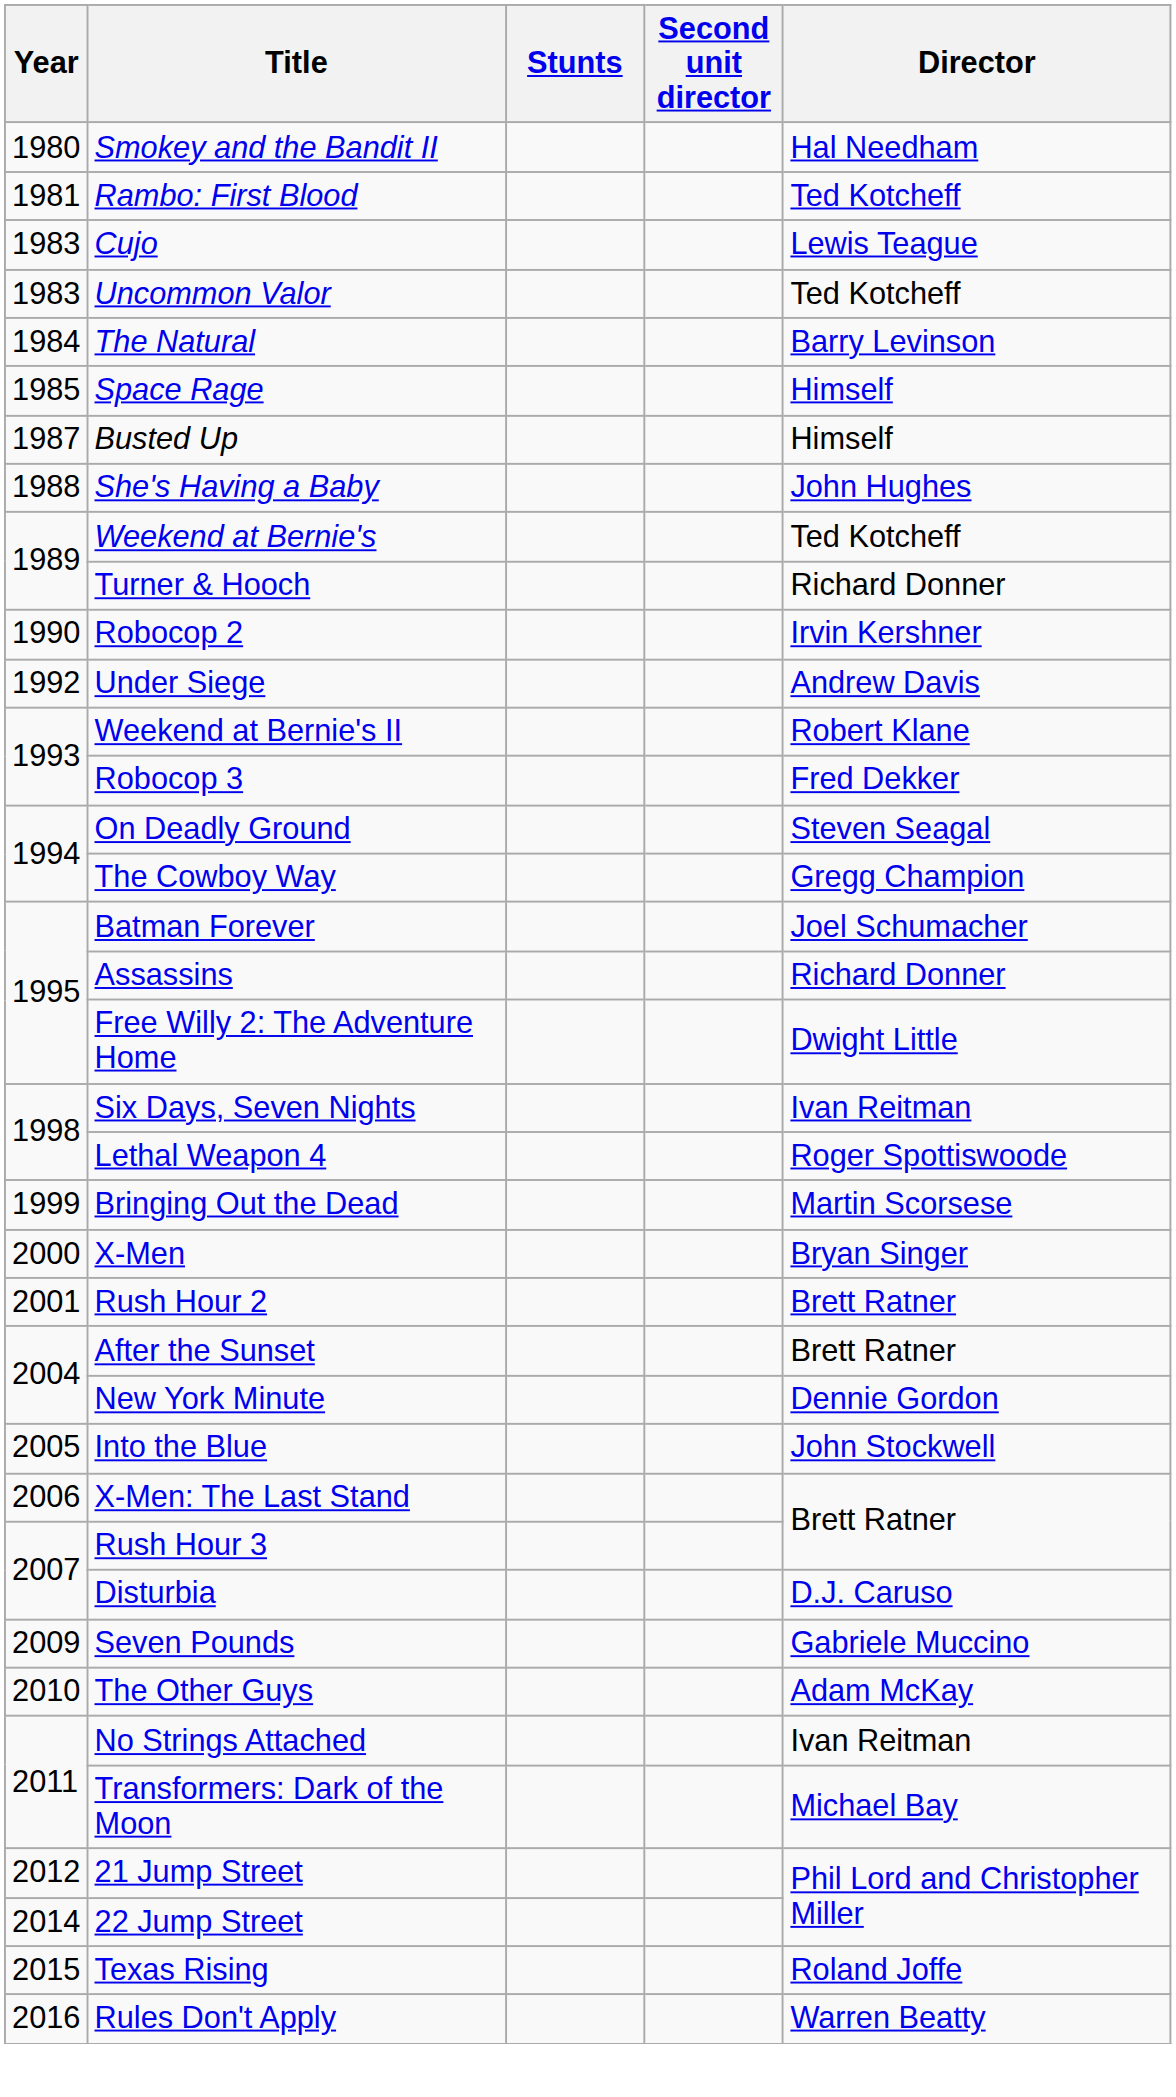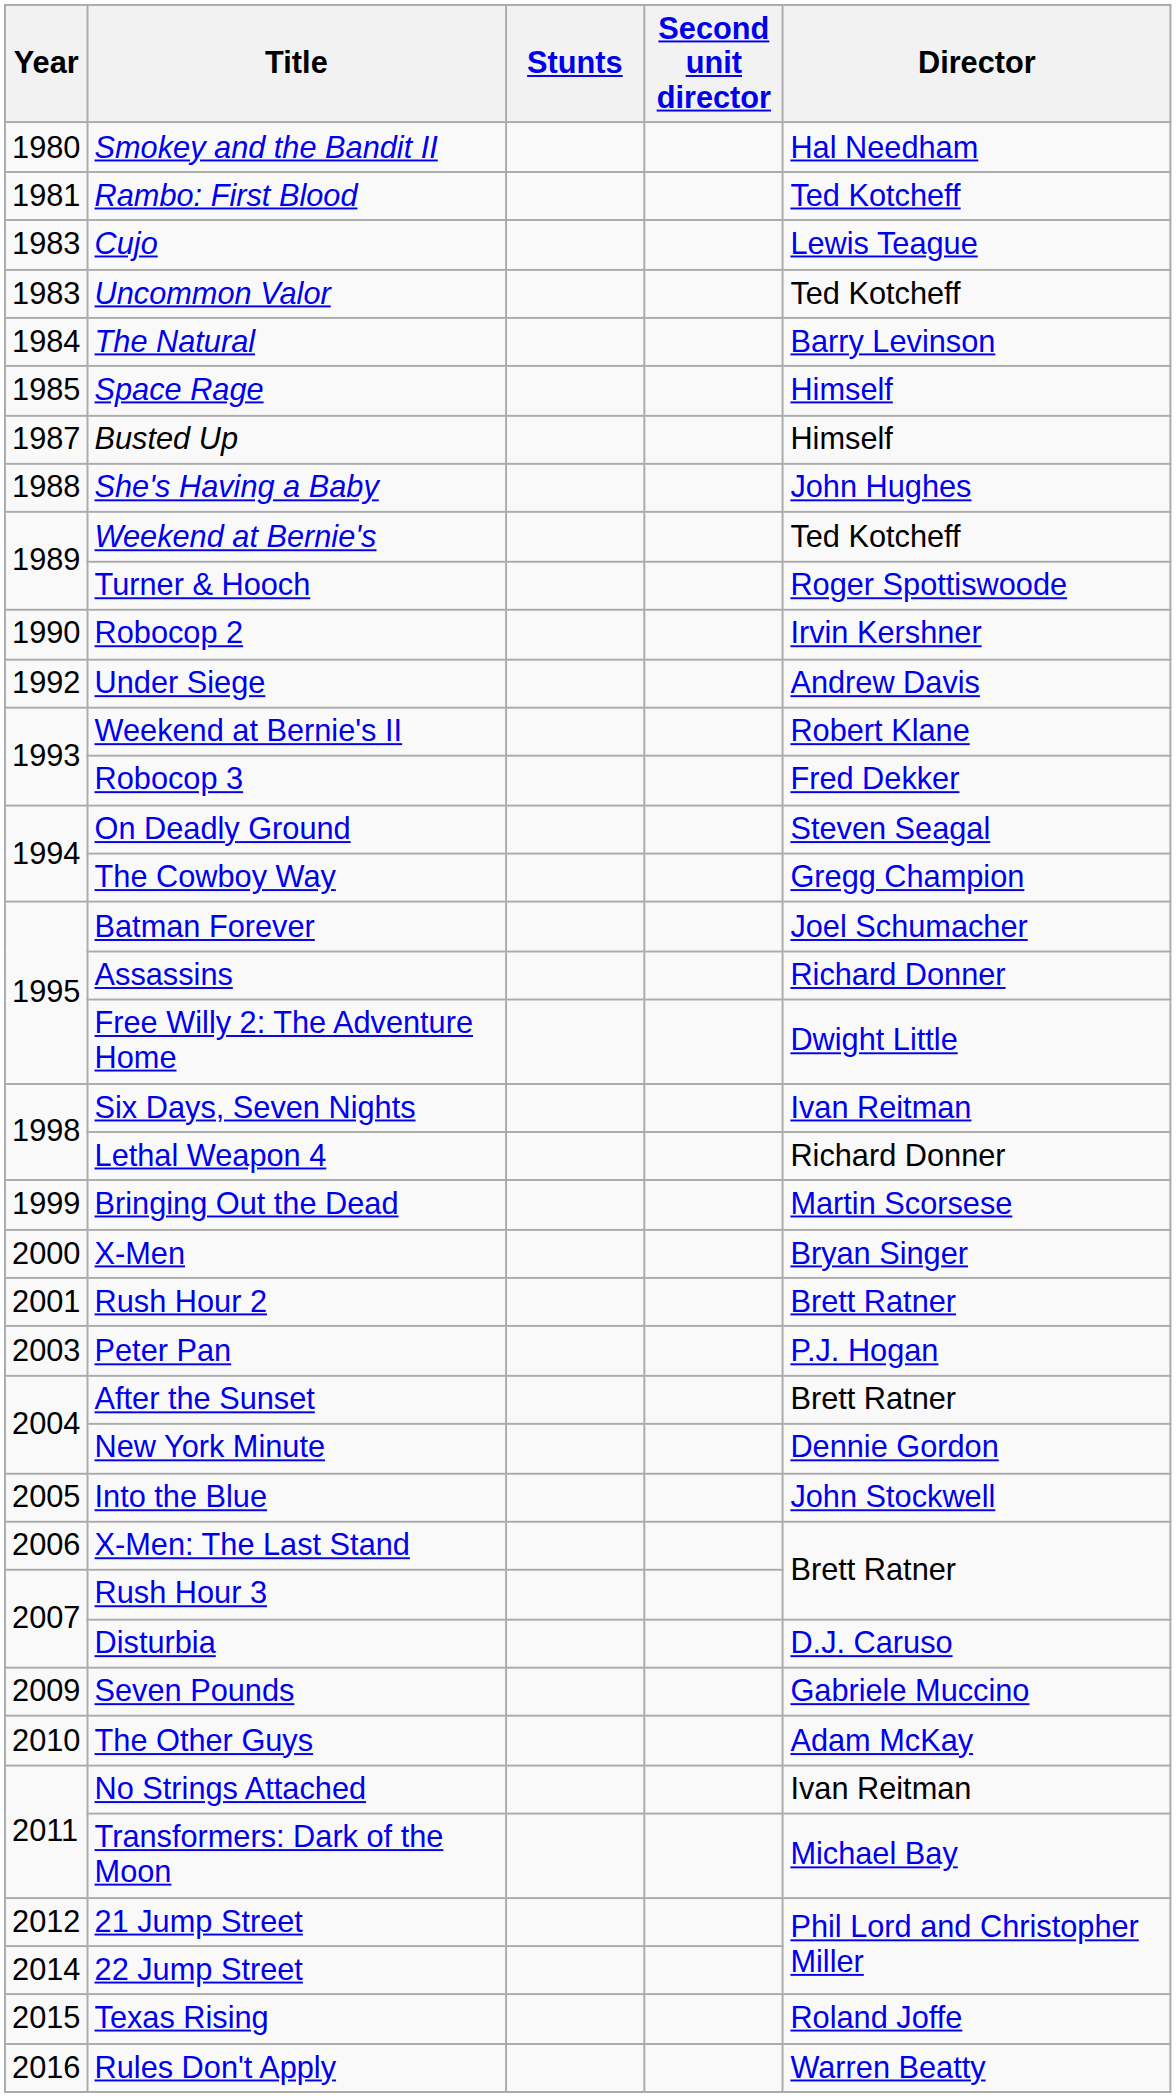(898, 585) Richard Donner -> (929, 585) Roger Spottiswoode
(929, 1155) Roger Spottiswoode -> (898, 1155) Richard Donner
+ row: (163, 1350)
